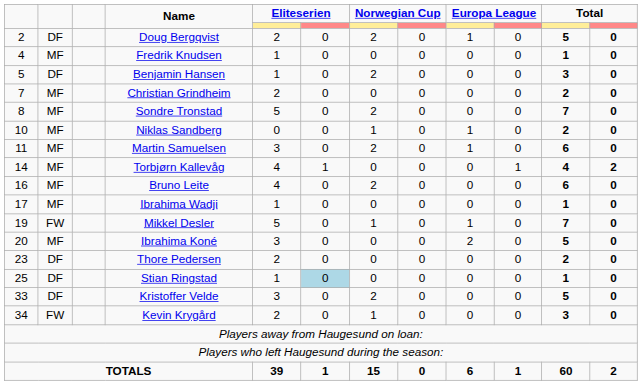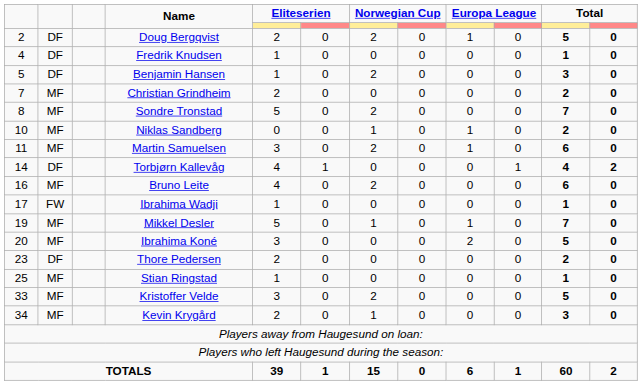(55, 56) MF -> (55, 56) DF
(55, 167) MF -> (55, 167) DF
(55, 204) MF -> (55, 204) FW
(55, 222) FW -> (55, 222) MF
(55, 278) DF -> (55, 278) MF
(325, 278) lightblue background -> (325, 278) no background
(55, 297) DF -> (55, 297) MF
(55, 315) FW -> (55, 315) MF
